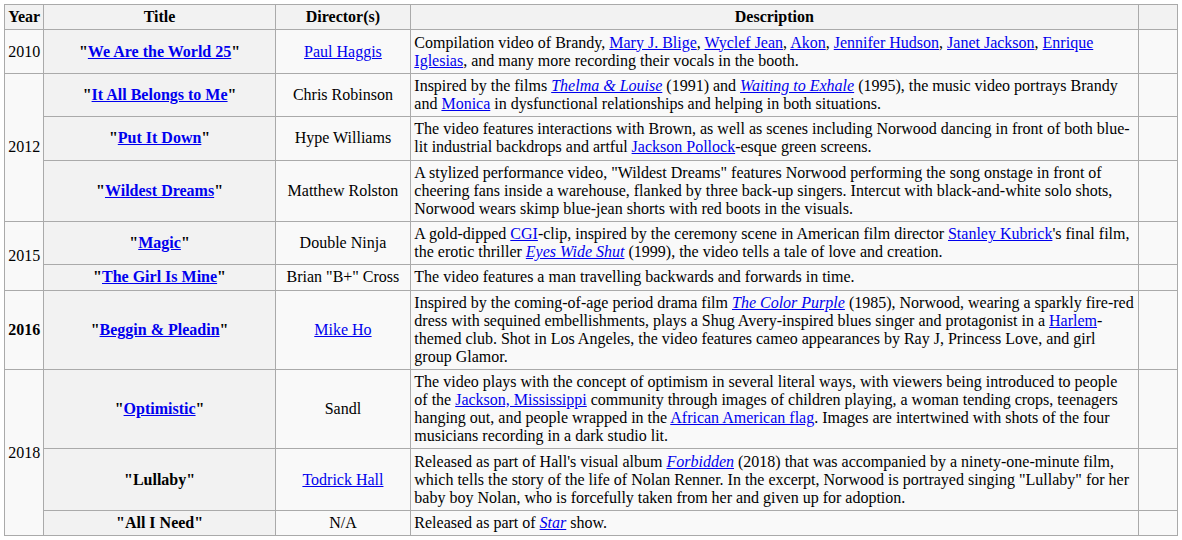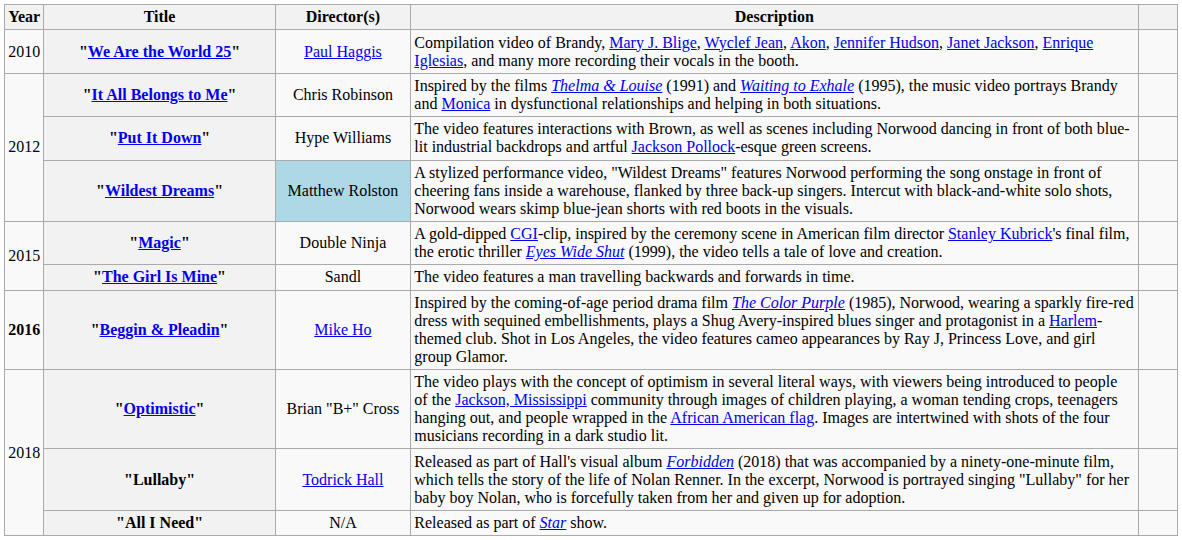(343, 190) no background -> (343, 190) lightblue background
(343, 277) Brian "B+" Cross -> (343, 277) Sandl
(343, 409) Sandl -> (343, 409) Brian "B+" Cross
